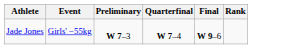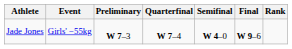+ column: (215, 12)
